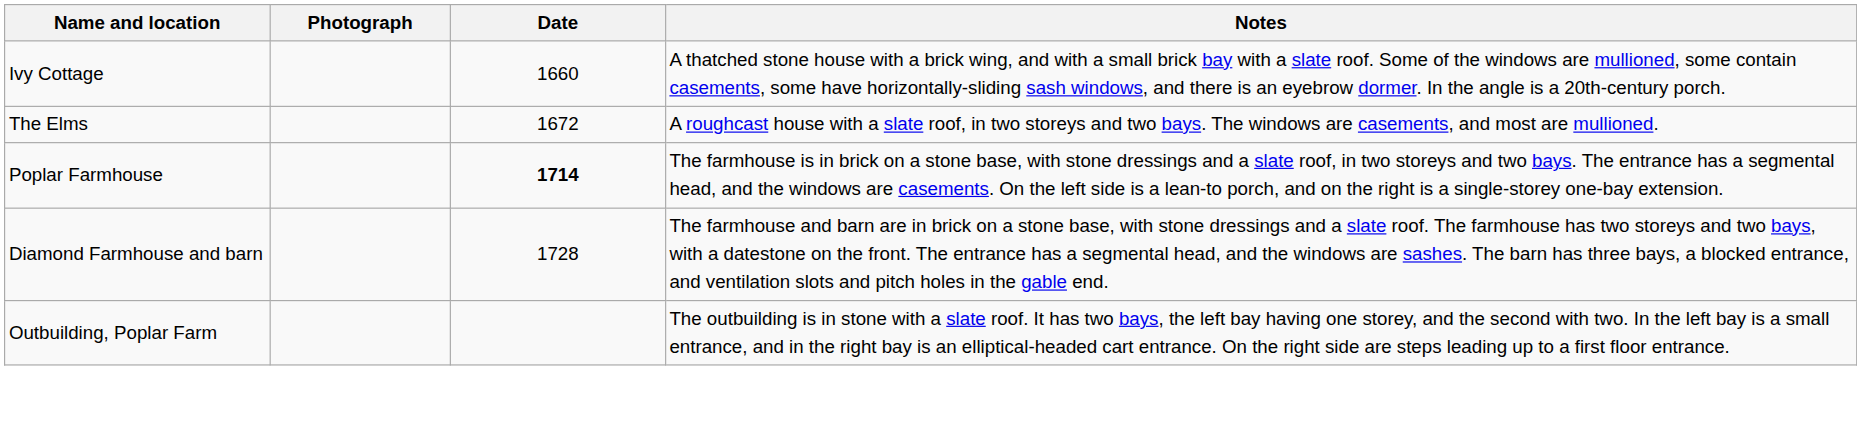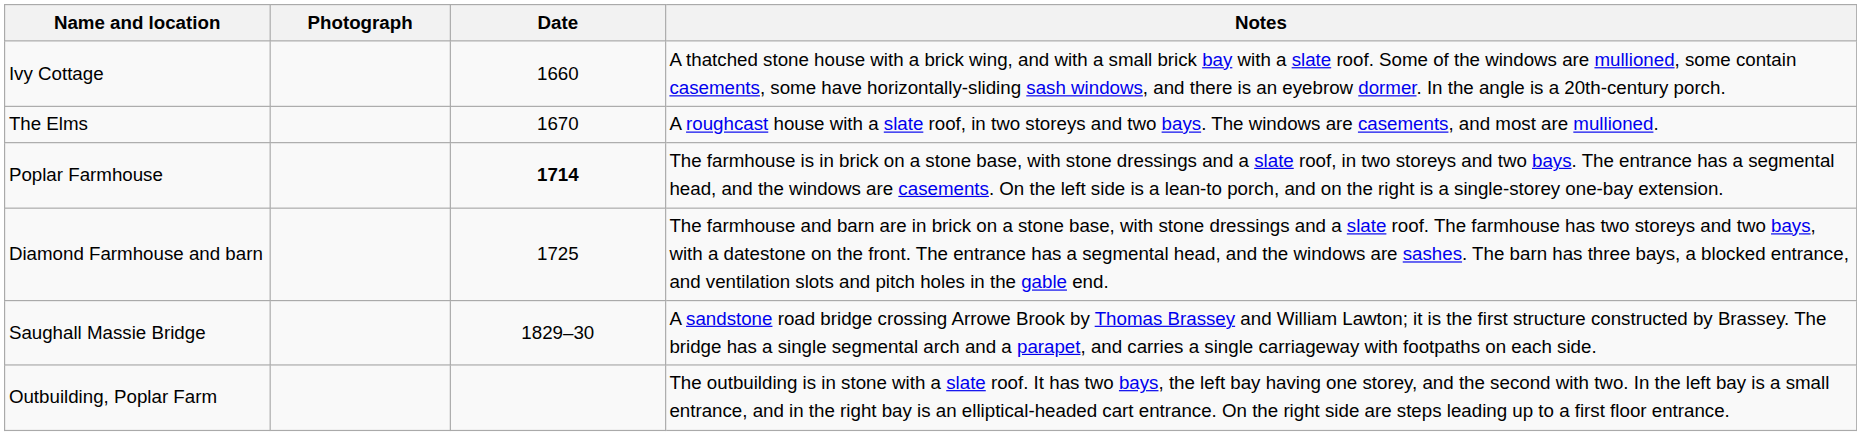(558, 124) 1672 -> (558, 124) 1670
(558, 253) 1728 -> (558, 253) 1725
+ row: (107, 332)
